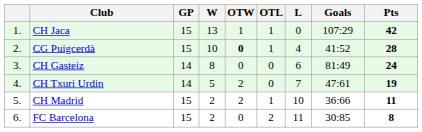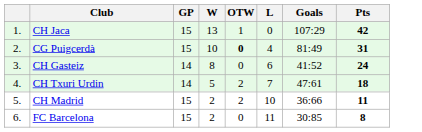- column: (271, 13)
(338, 48) 41:52 -> (309, 48) 81:49
(391, 48) 28 -> (363, 48) 31
(338, 65) 81:49 -> (309, 65) 41:52
(391, 83) 19 -> (363, 83) 18
